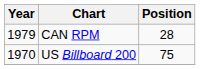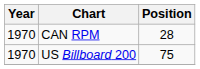(21, 34) 1979 -> (21, 34) 1970
